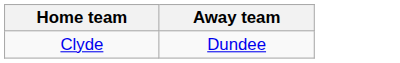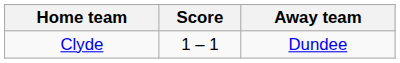+ column: (200, 17)
